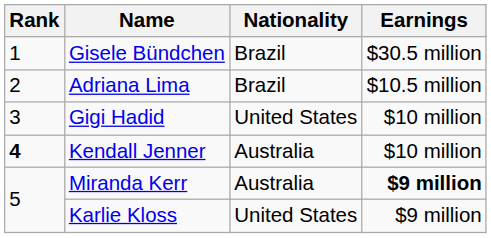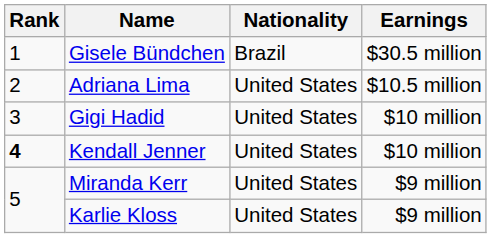(260, 85) Brazil -> (296, 85) United States
(274, 150) Australia -> (296, 150) United States
(274, 183) Australia -> (296, 183) United States
(434, 183) bold -> (438, 183) normal
